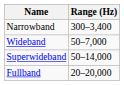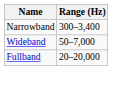- row: (36, 57)
